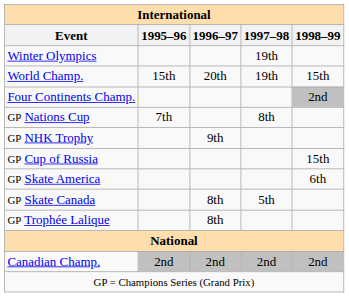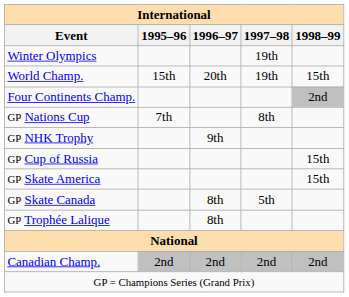(318, 179) 6th -> (318, 179) 15th
